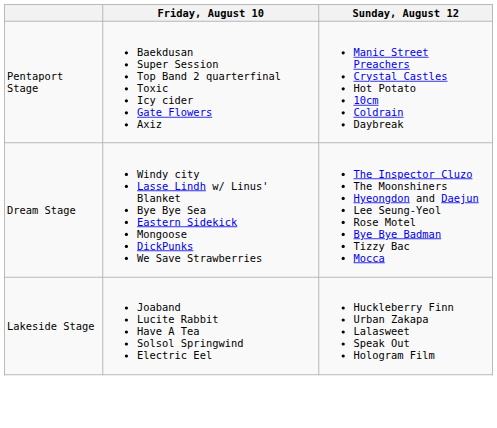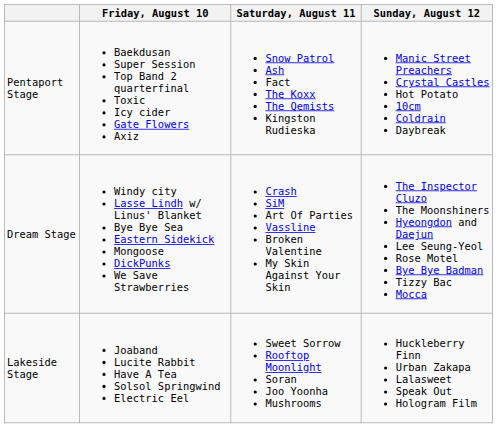+ column: (296, 13)
